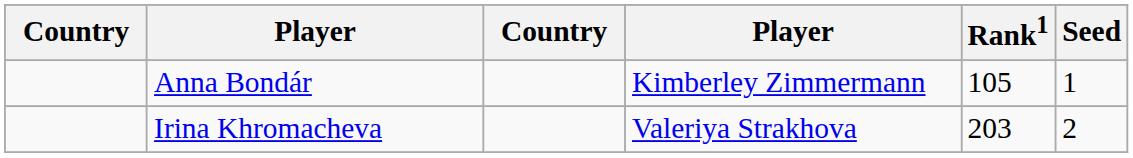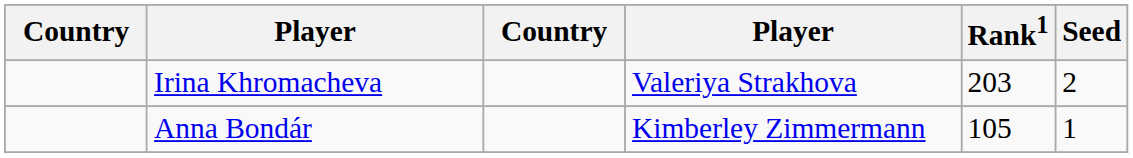rows swapped: (233, 82) <-> (268, 129)
